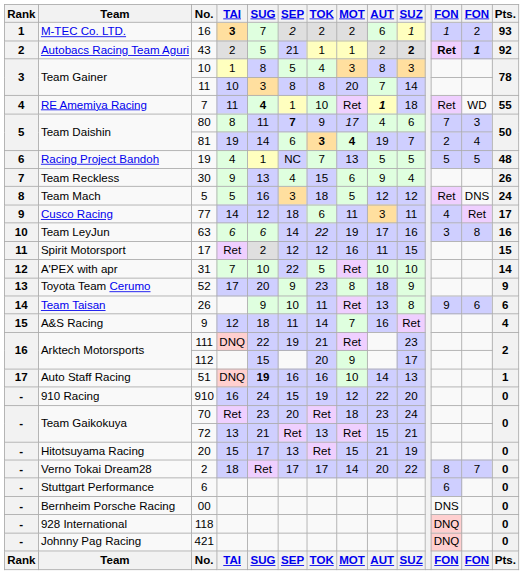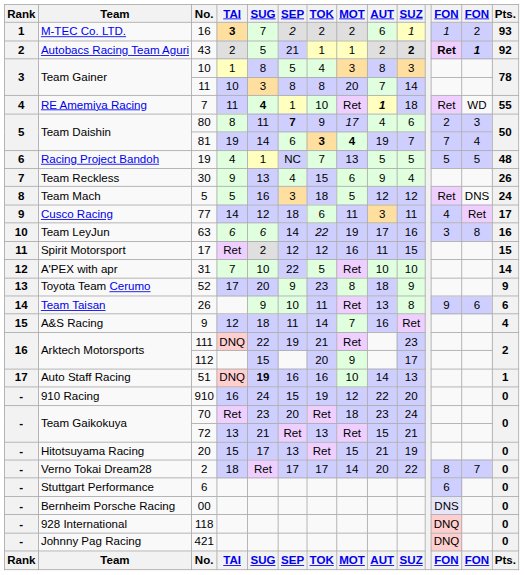(446, 122) 7 -> (446, 122) 2
(446, 141) 2 -> (446, 141) 7
(446, 505) no background -> (446, 505) lavender background
